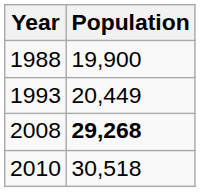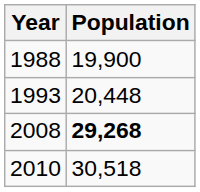(106, 95) 20,449 -> (106, 95) 20,448
